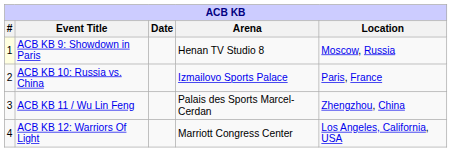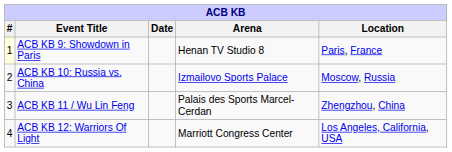(358, 51) Moscow, Russia -> (352, 51) Paris, France
(352, 78) Paris, France -> (358, 78) Moscow, Russia
